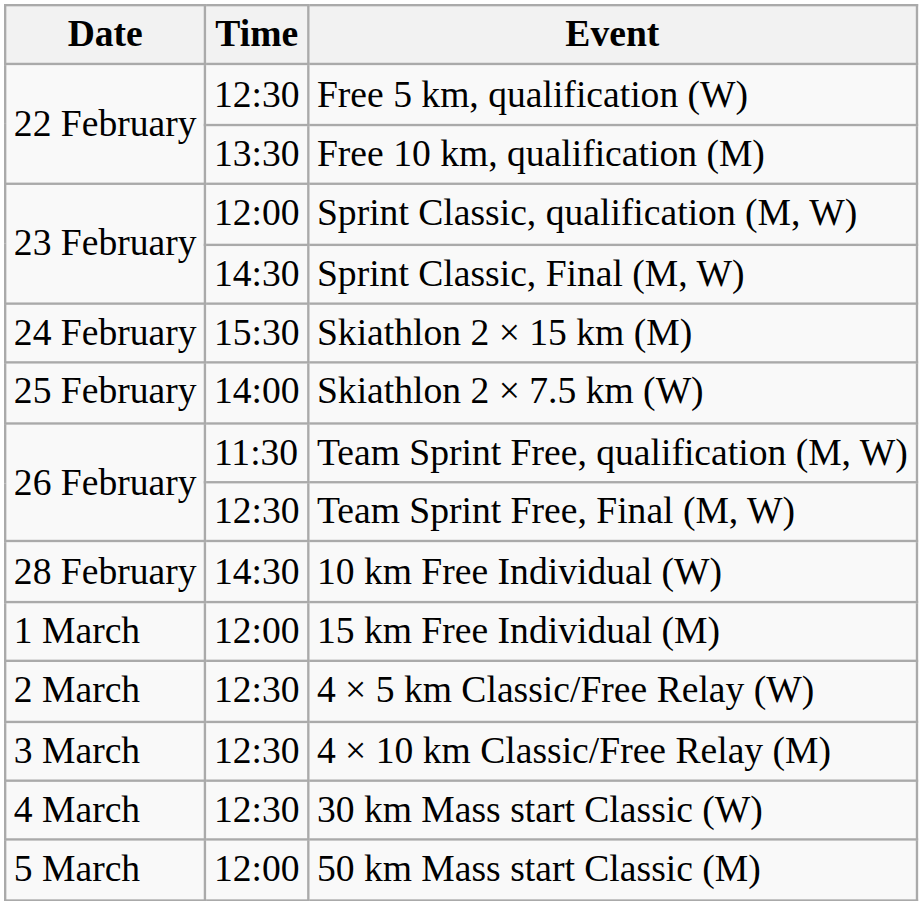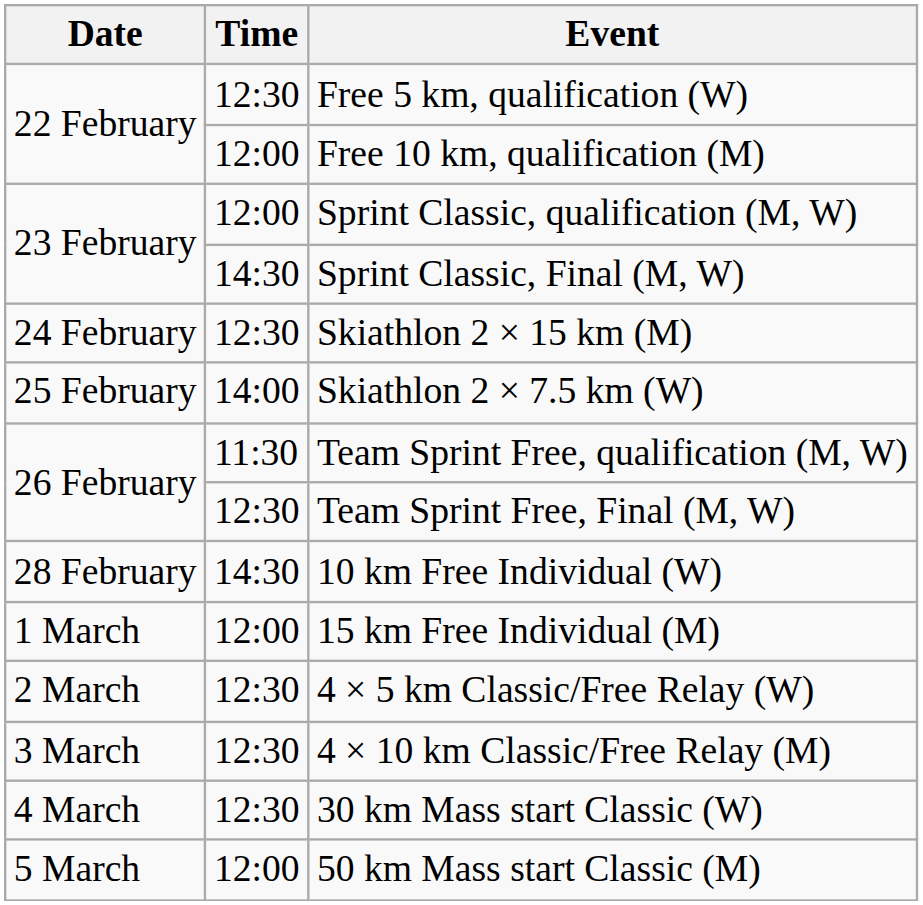(257, 153) 13:30 -> (257, 153) 12:00
(257, 332) 15:30 -> (257, 332) 12:30
